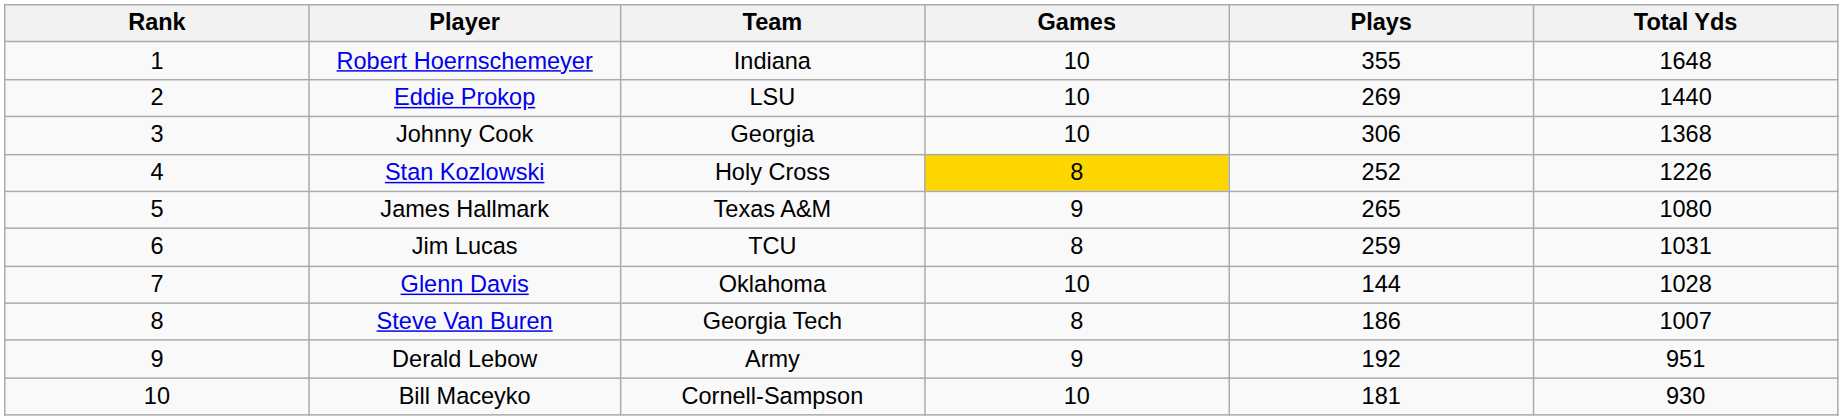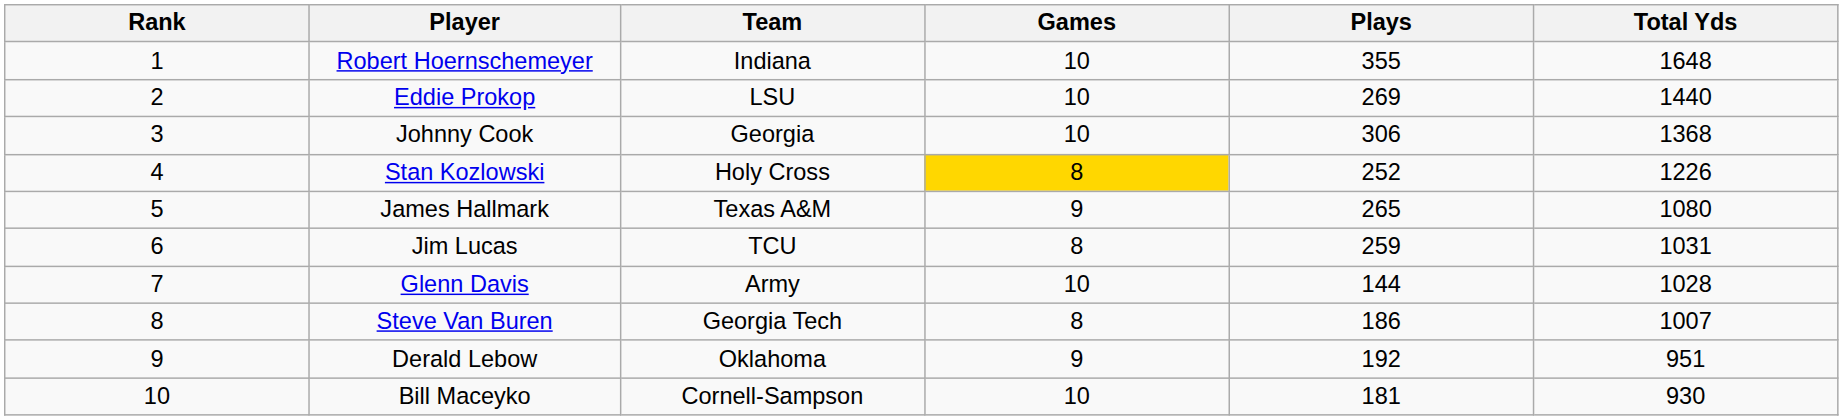(772, 284) Oklahoma -> (772, 284) Army
(772, 358) Army -> (772, 358) Oklahoma
